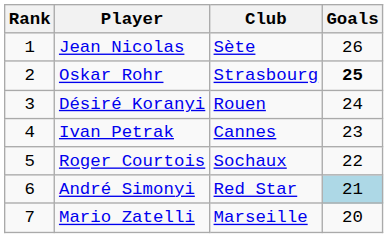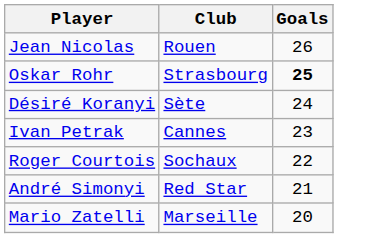- column: (30, 19)
(235, 47) Sète -> (190, 47) Rouen
(240, 104) Rouen -> (184, 104) Sète
(353, 189) lightblue background -> (302, 189) no background
